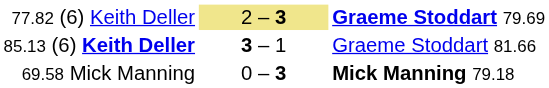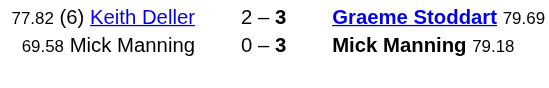(264, 17) khaki background -> (264, 17) no background
- row: (99, 45)
